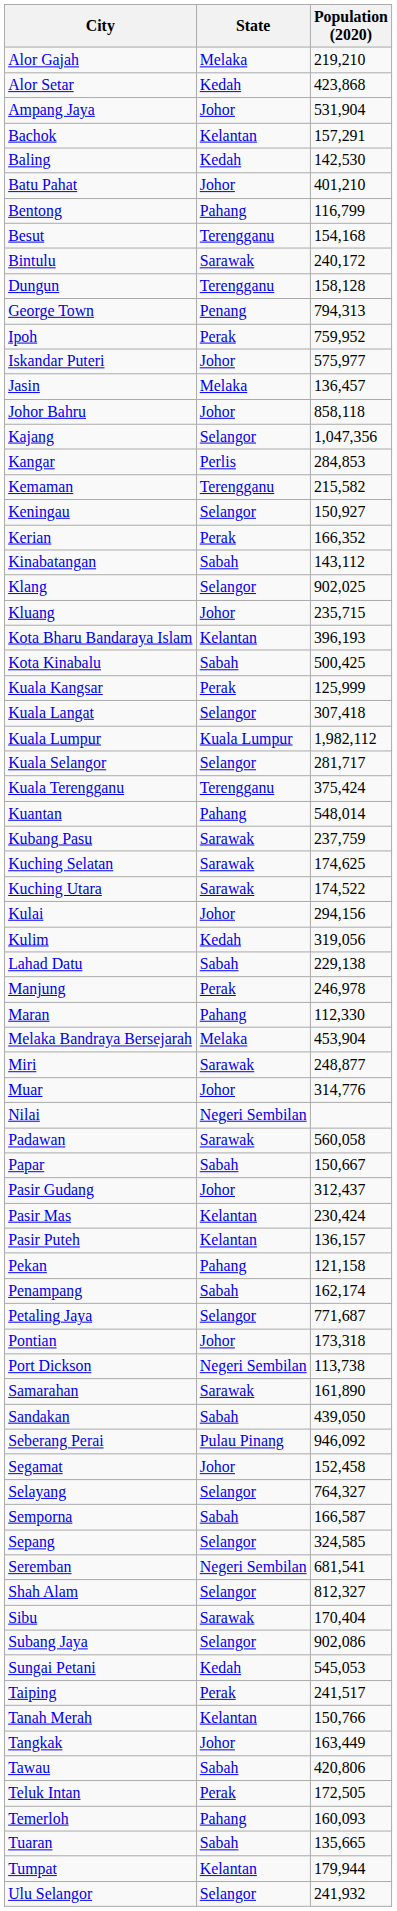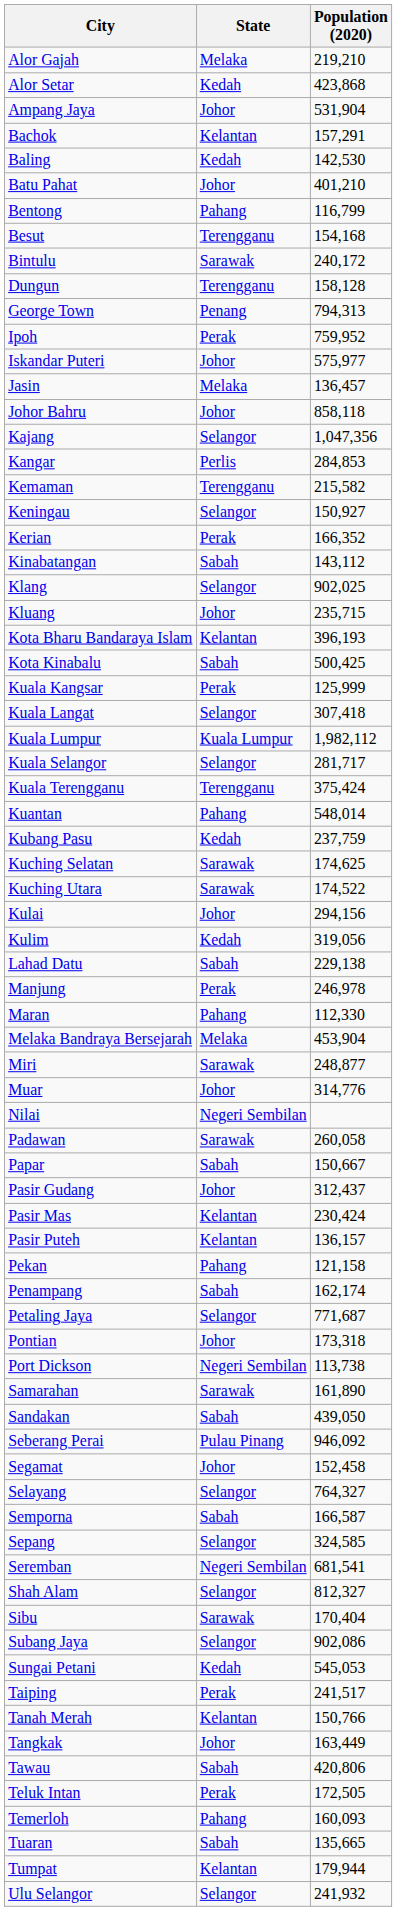(227, 838) Sarawak -> (220, 838) Kedah
(340, 1140) 560,058 -> (340, 1140) 260,058
